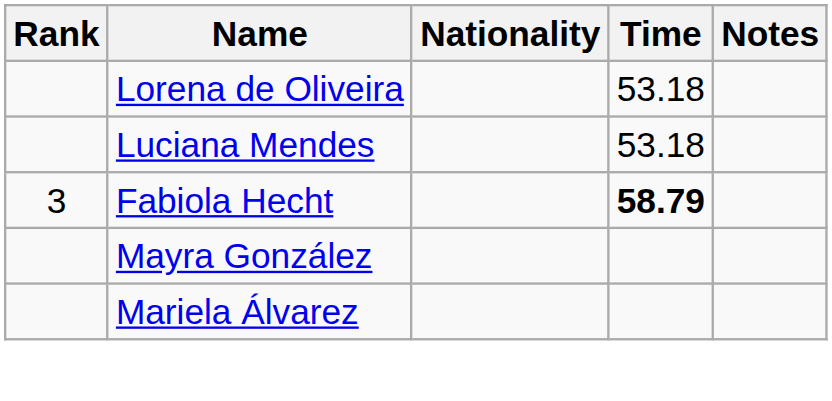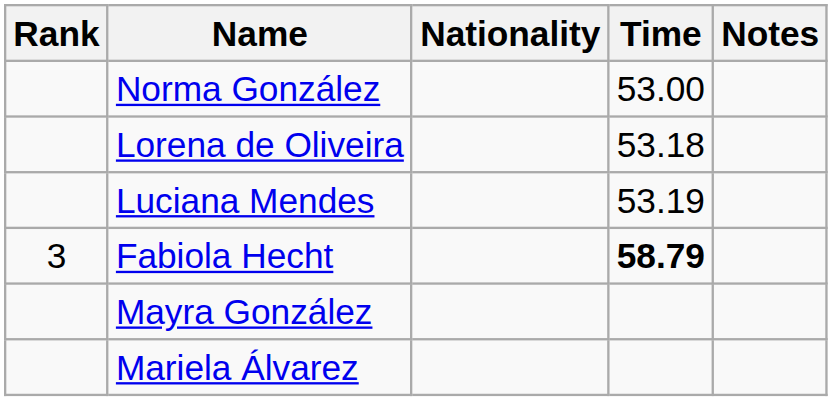+ row: (248, 89)
(661, 145) 53.18 -> (661, 201) 53.19
